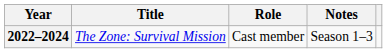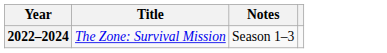- column: (268, 15)
